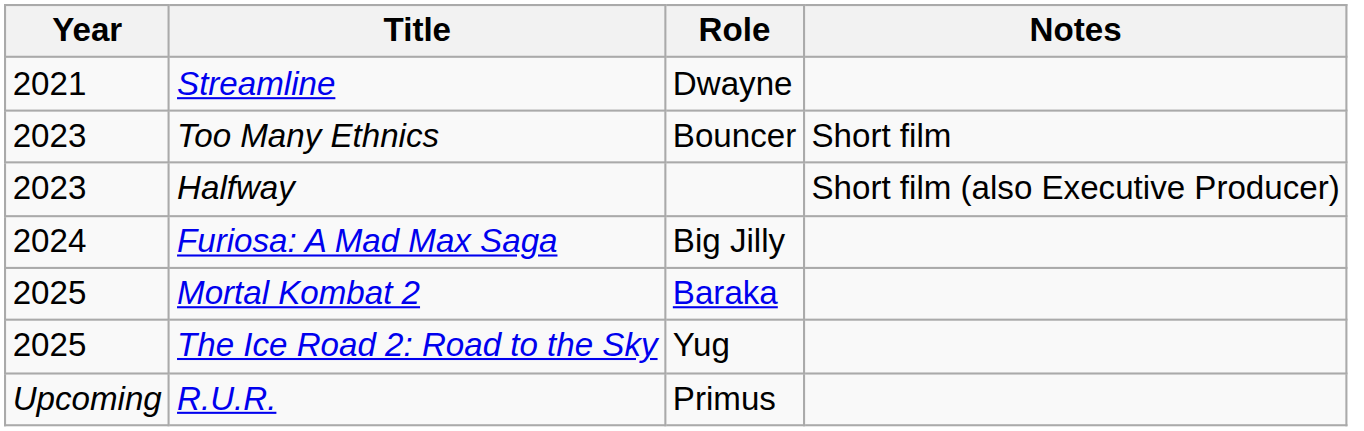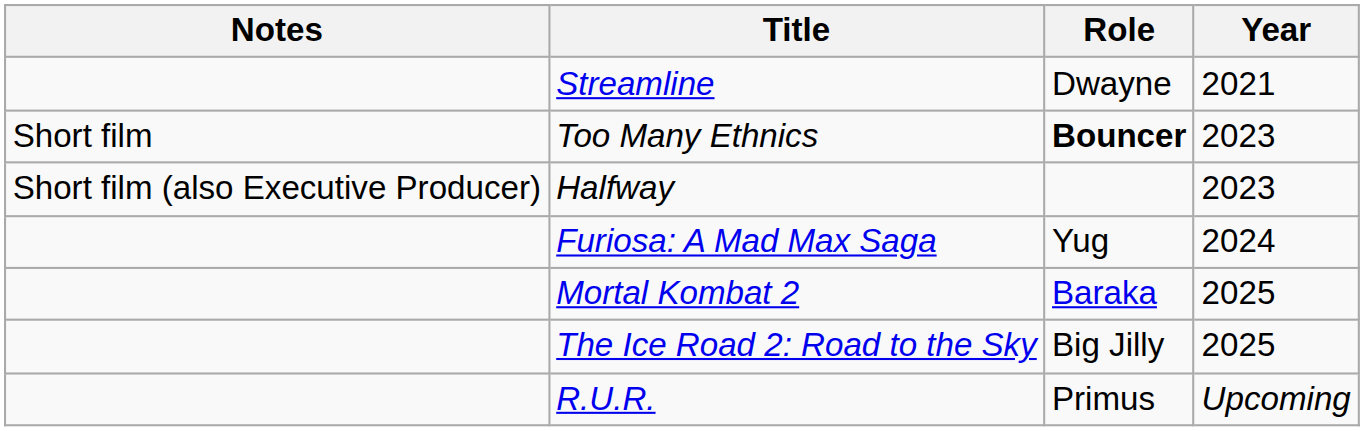columns swapped: (87, 30) <-> (1076, 30)
(735, 135) normal -> (1119, 135) bold
(729, 240) Big Jilly -> (1081, 240) Yug
(701, 345) Yug -> (1108, 345) Big Jilly
